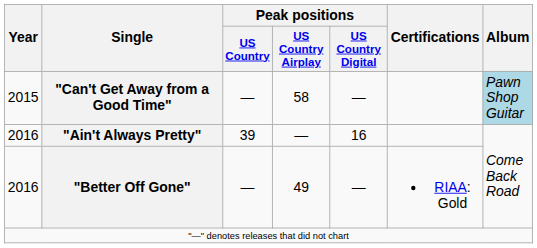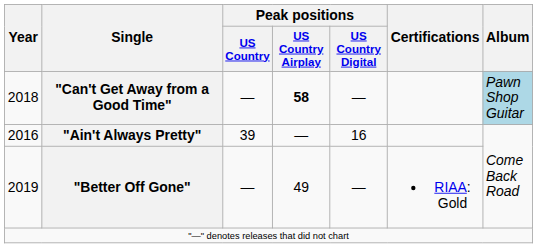(23, 97) 2015 -> (23, 97) 2018
(301, 97) normal -> (301, 97) bold
(23, 187) 2016 -> (23, 187) 2019
